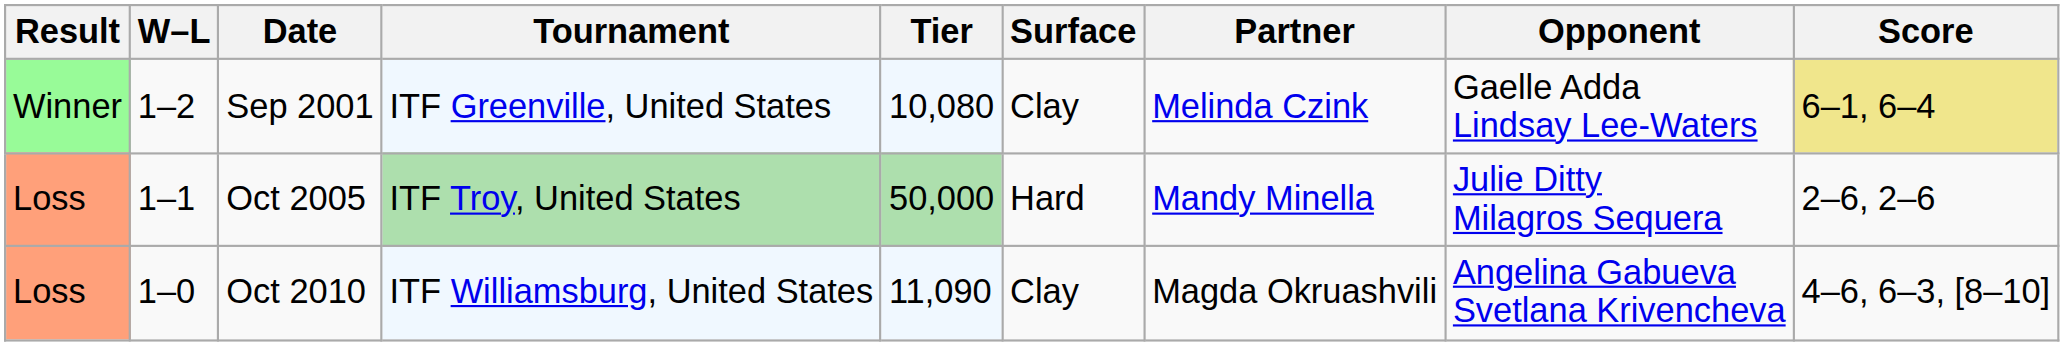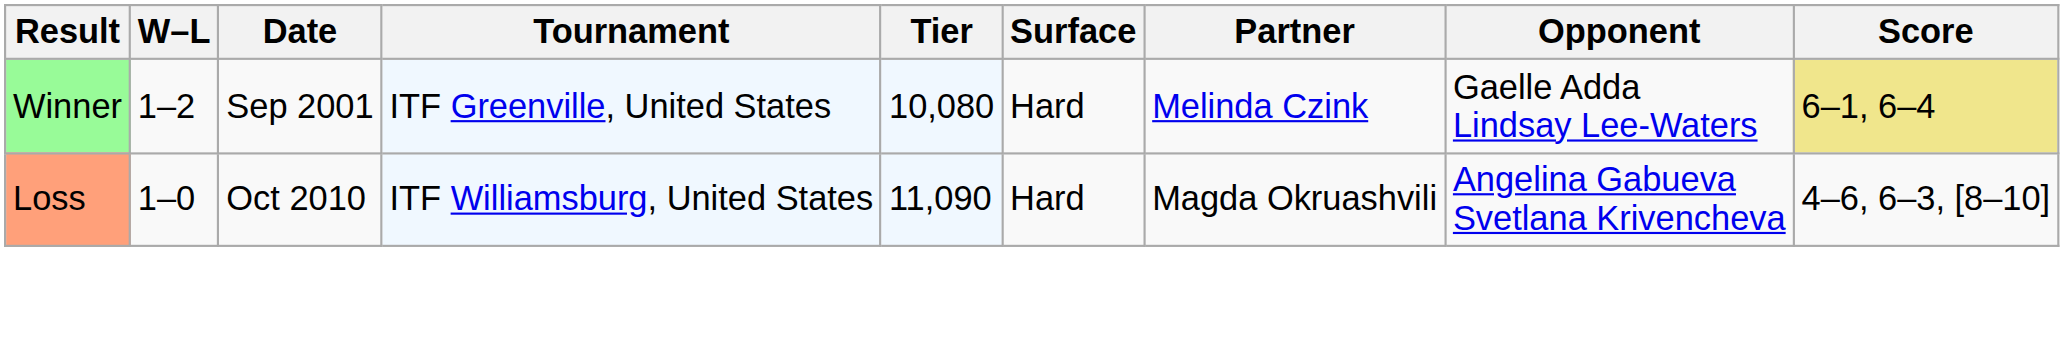(1045, 105) Clay -> (1047, 105) Hard
- row: (296, 198)
(1045, 292) Clay -> (1047, 198) Hard
